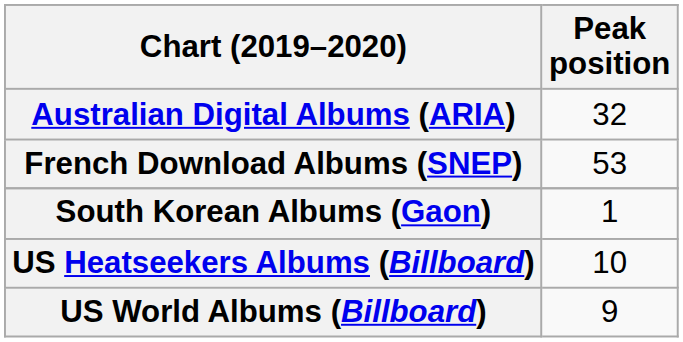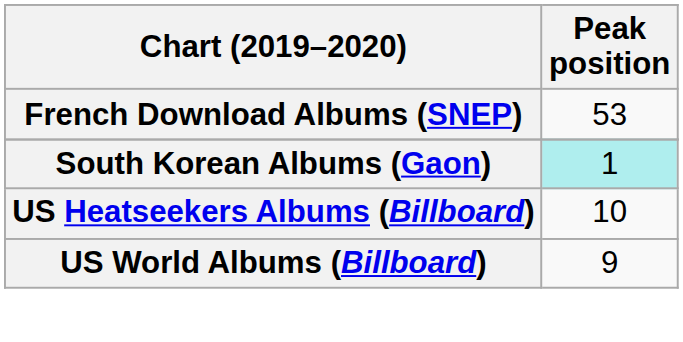- row: (273, 113)
(610, 212) no background -> (610, 163) paleturquoise background
